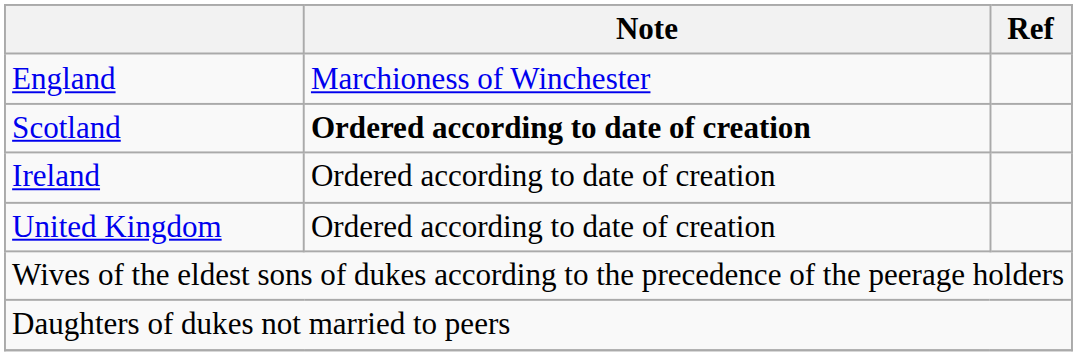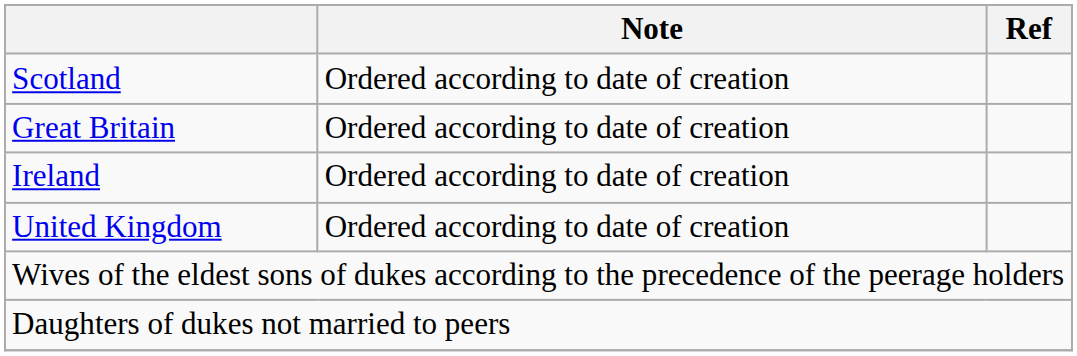- row: (64, 78)
(561, 127) bold -> (557, 78) normal
+ row: (94, 127)
